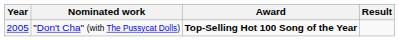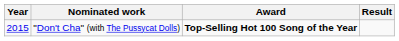(18, 28) 2005 -> (18, 28) 2015
